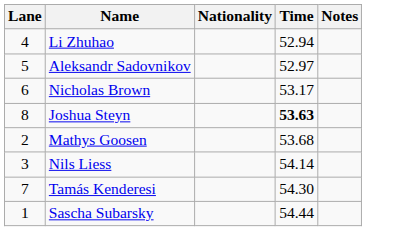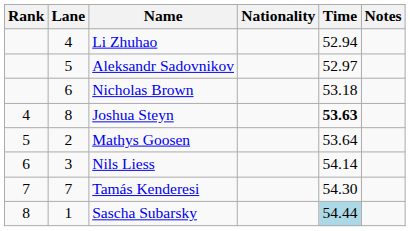+ column: (26, 16)
(297, 90) 53.17 -> (340, 90) 53.18
(297, 139) 53.68 -> (340, 139) 53.64
(297, 213) no background -> (340, 213) lightblue background
